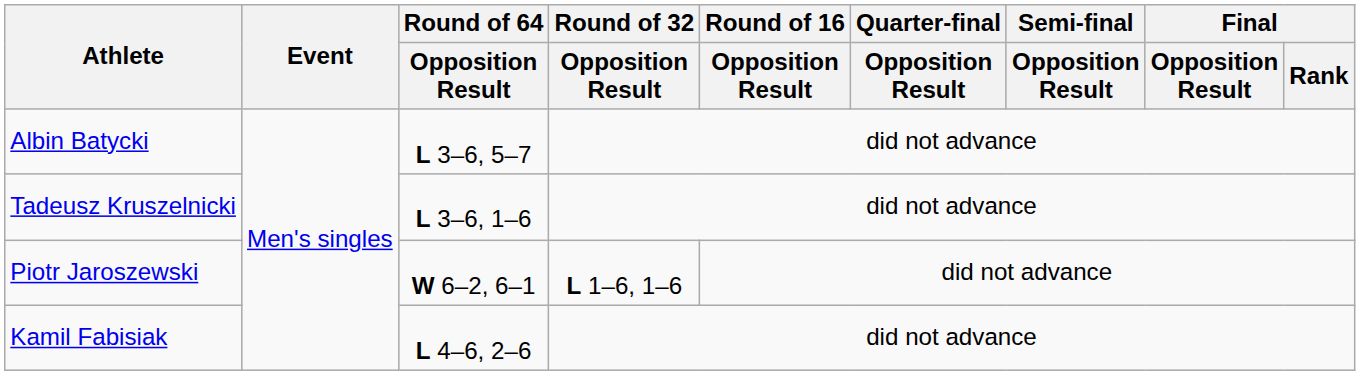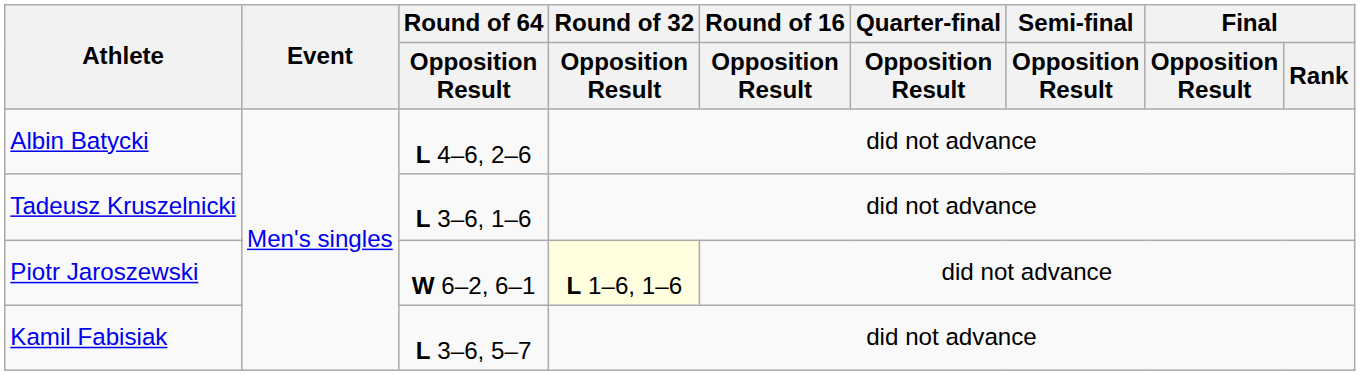(474, 154) L 3–6, 5–7 -> (474, 154) L 4–6, 2–6
(624, 285) no background -> (624, 285) lightyellow background
(474, 351) L 4–6, 2–6 -> (474, 351) L 3–6, 5–7
